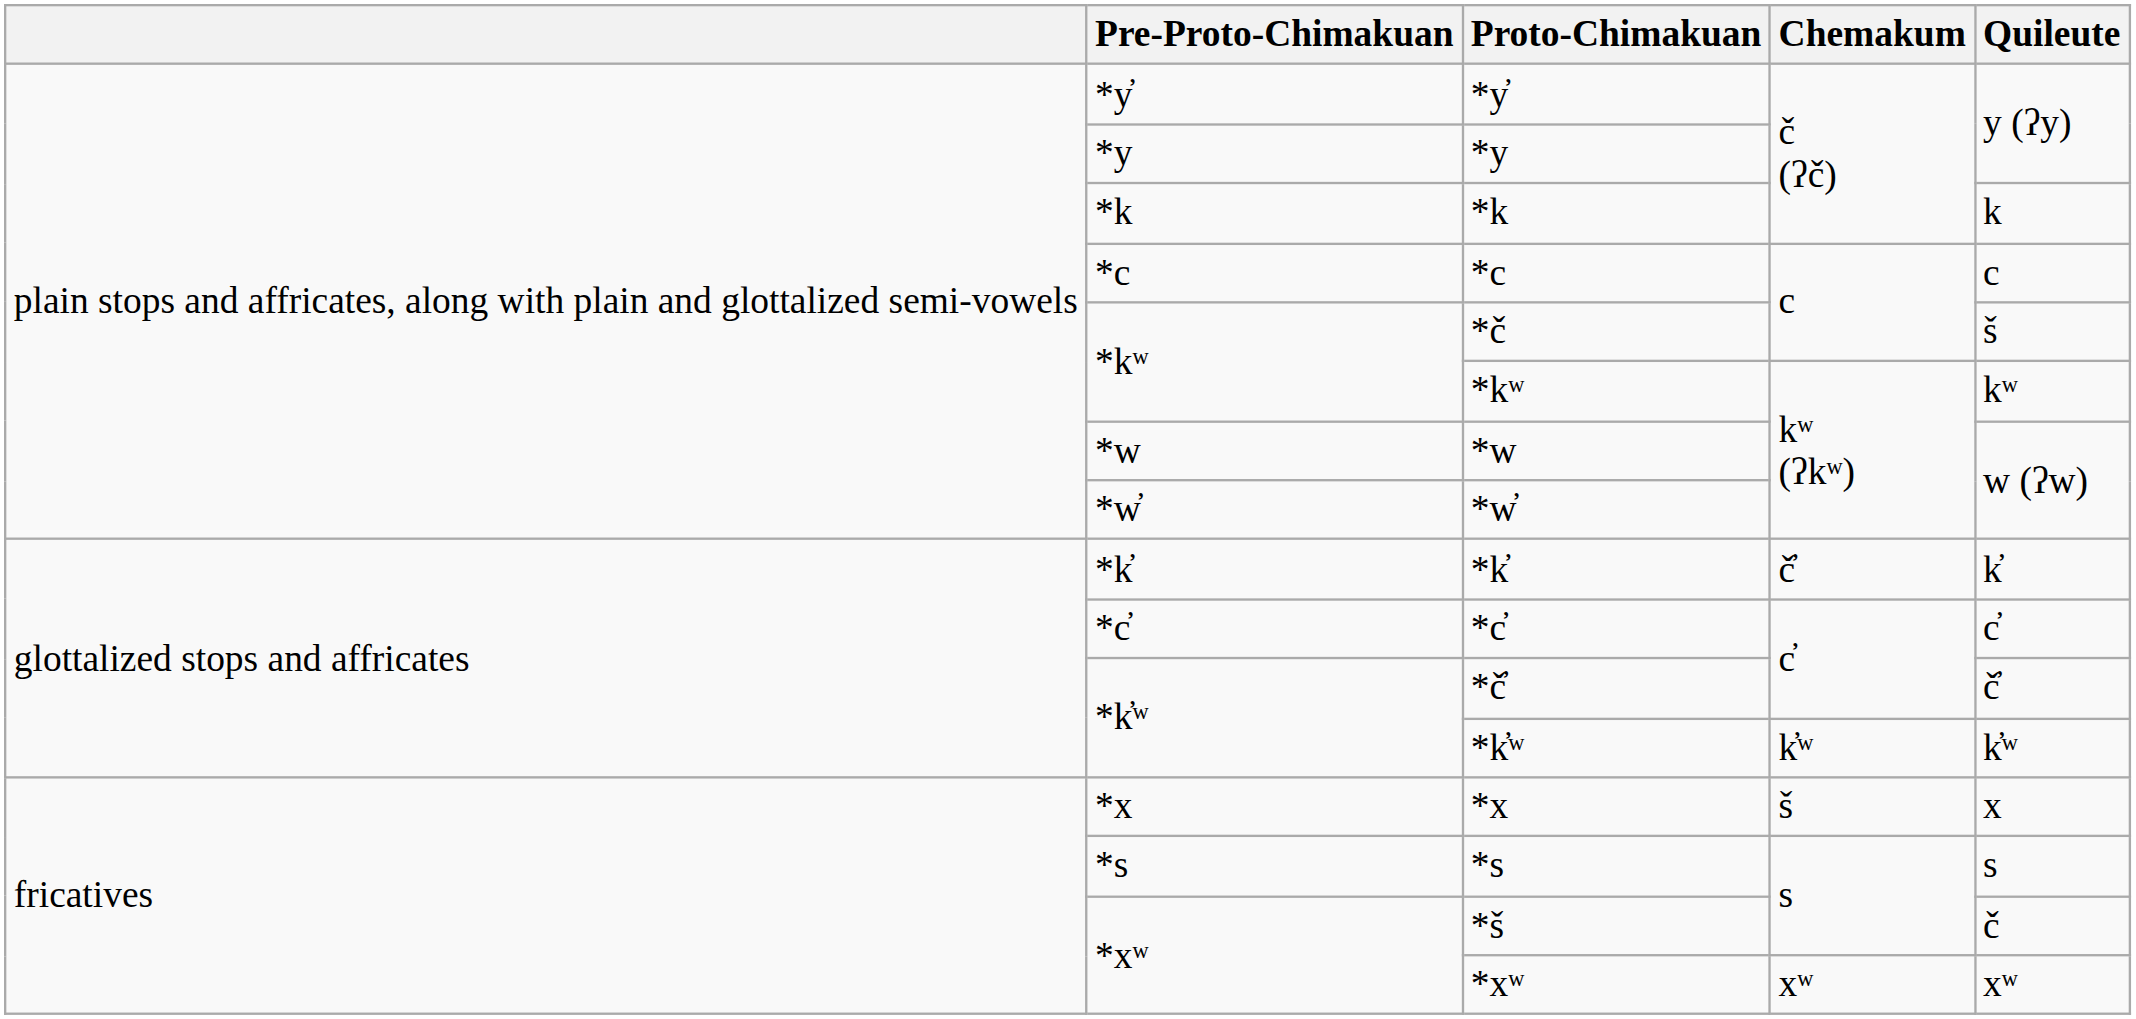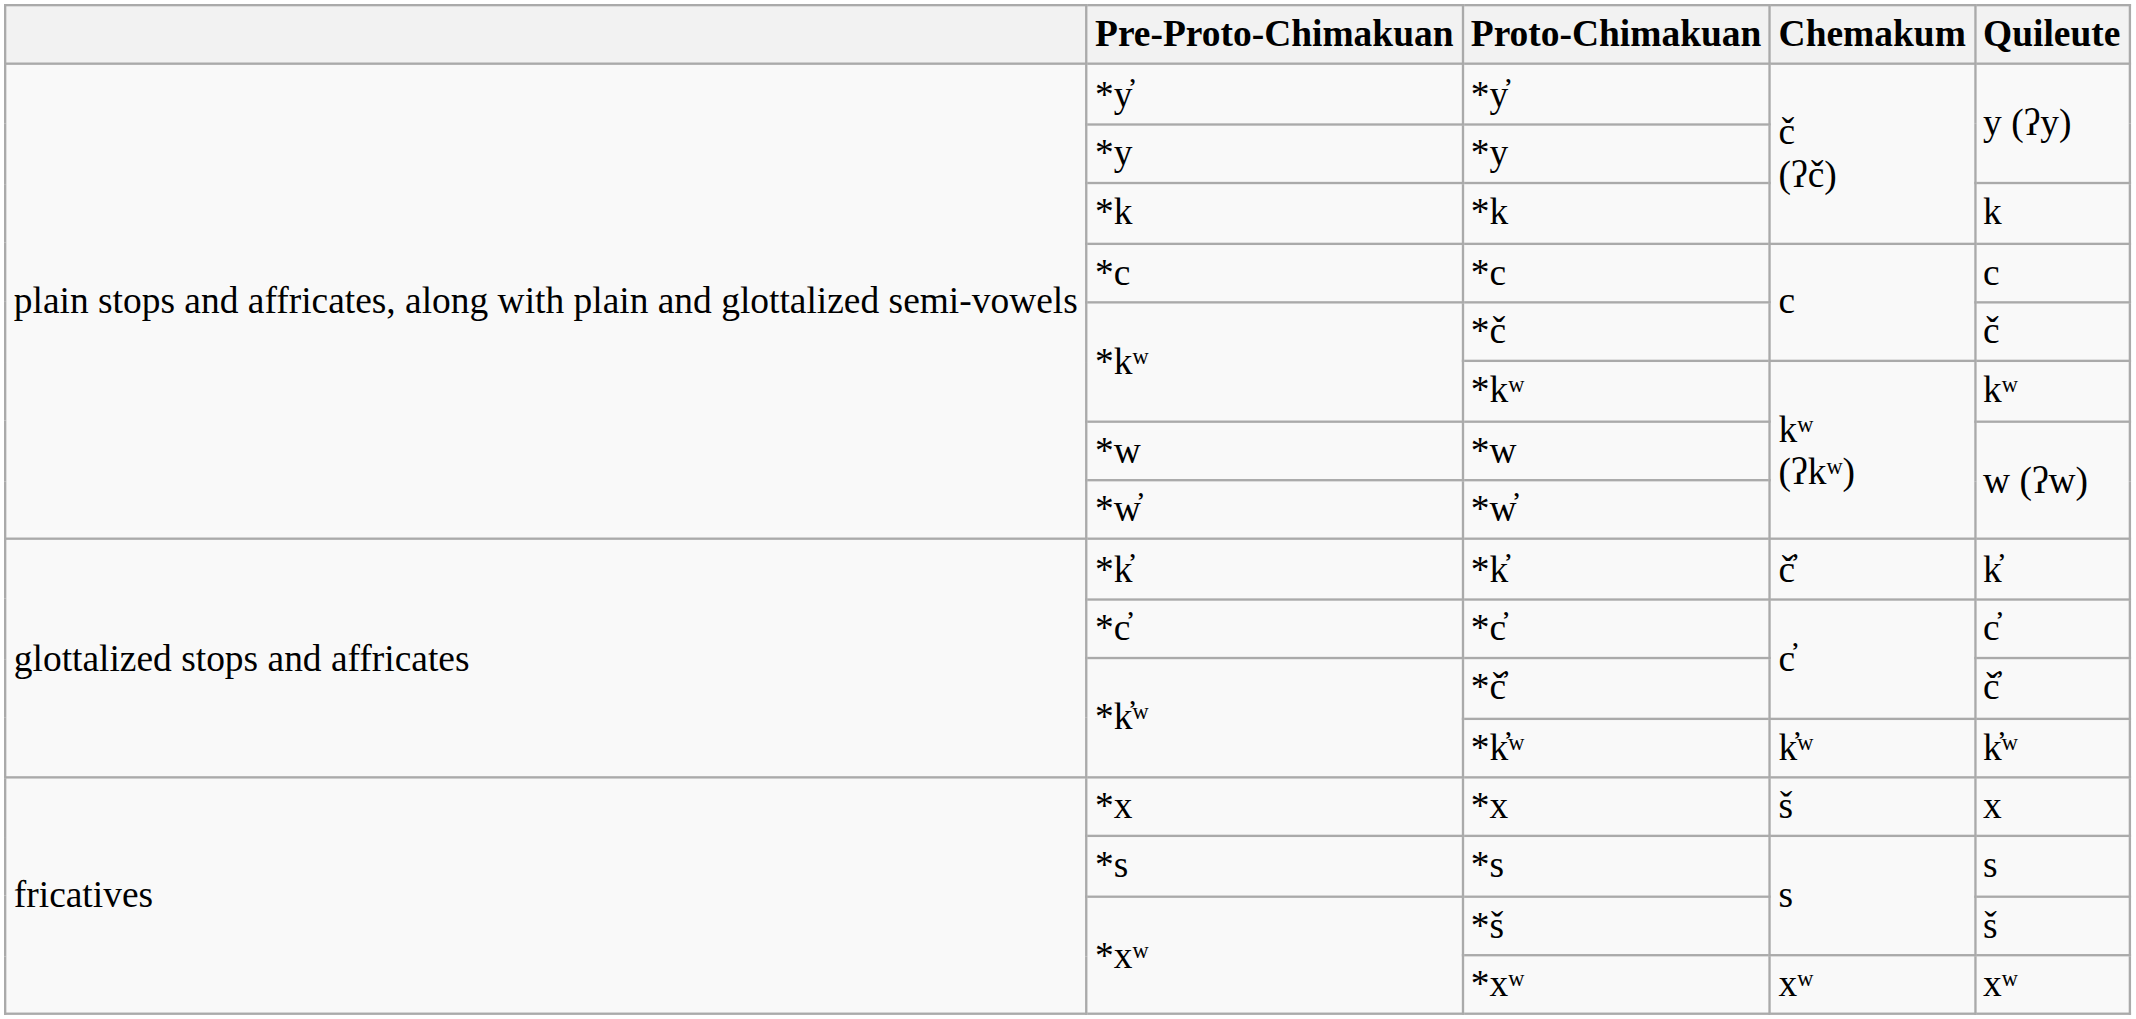(1990, 331) š -> (1991, 331) č
(1991, 924) č -> (1990, 924) š
